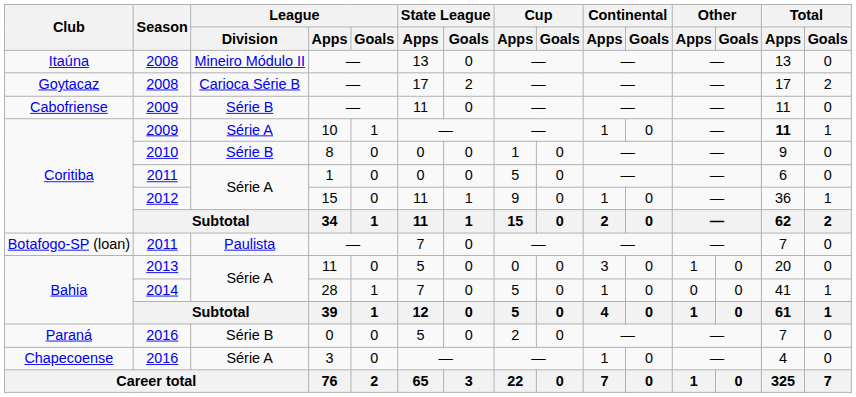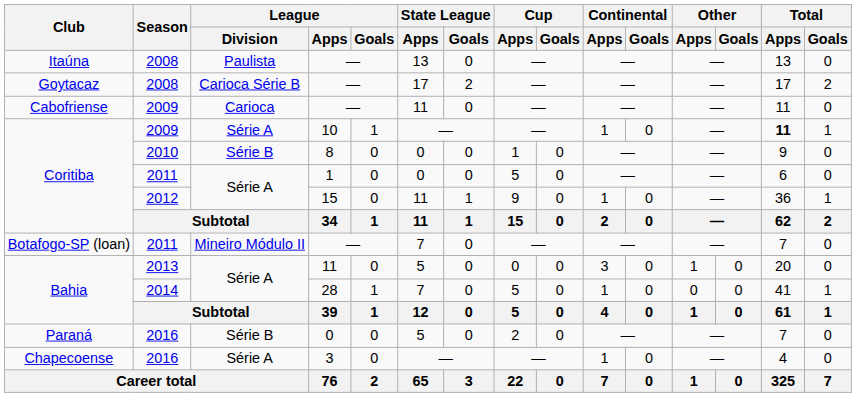(250, 61) Mineiro Módulo II -> (250, 61) Paulista
(250, 107) Série B -> (250, 107) Carioca
(250, 244) Paulista -> (250, 244) Mineiro Módulo II
